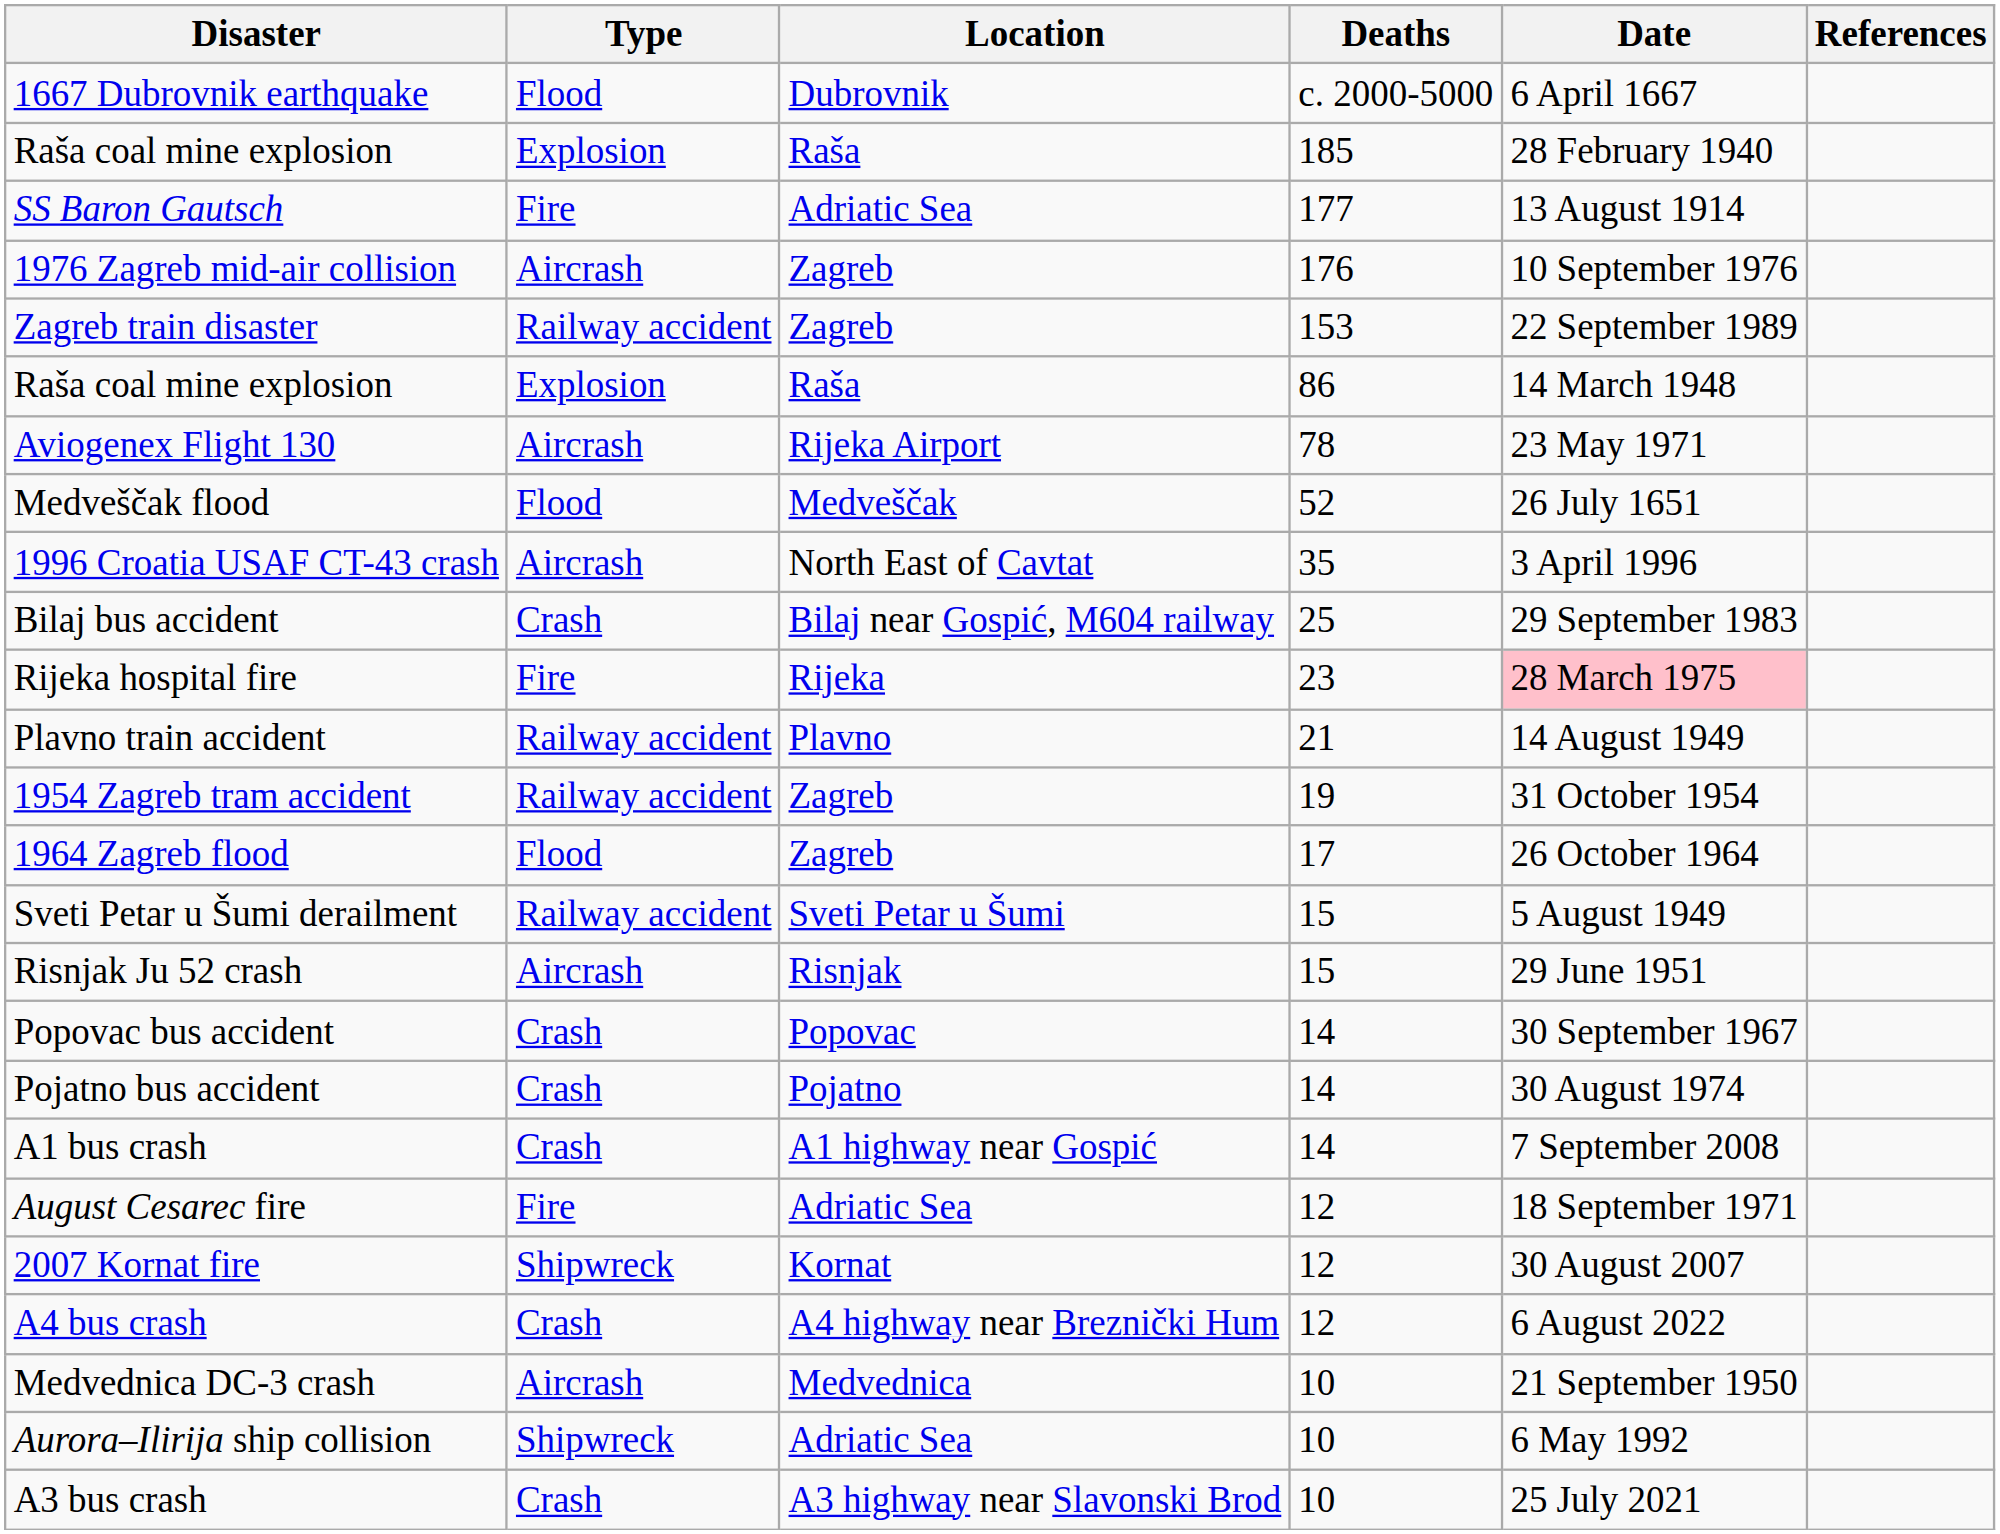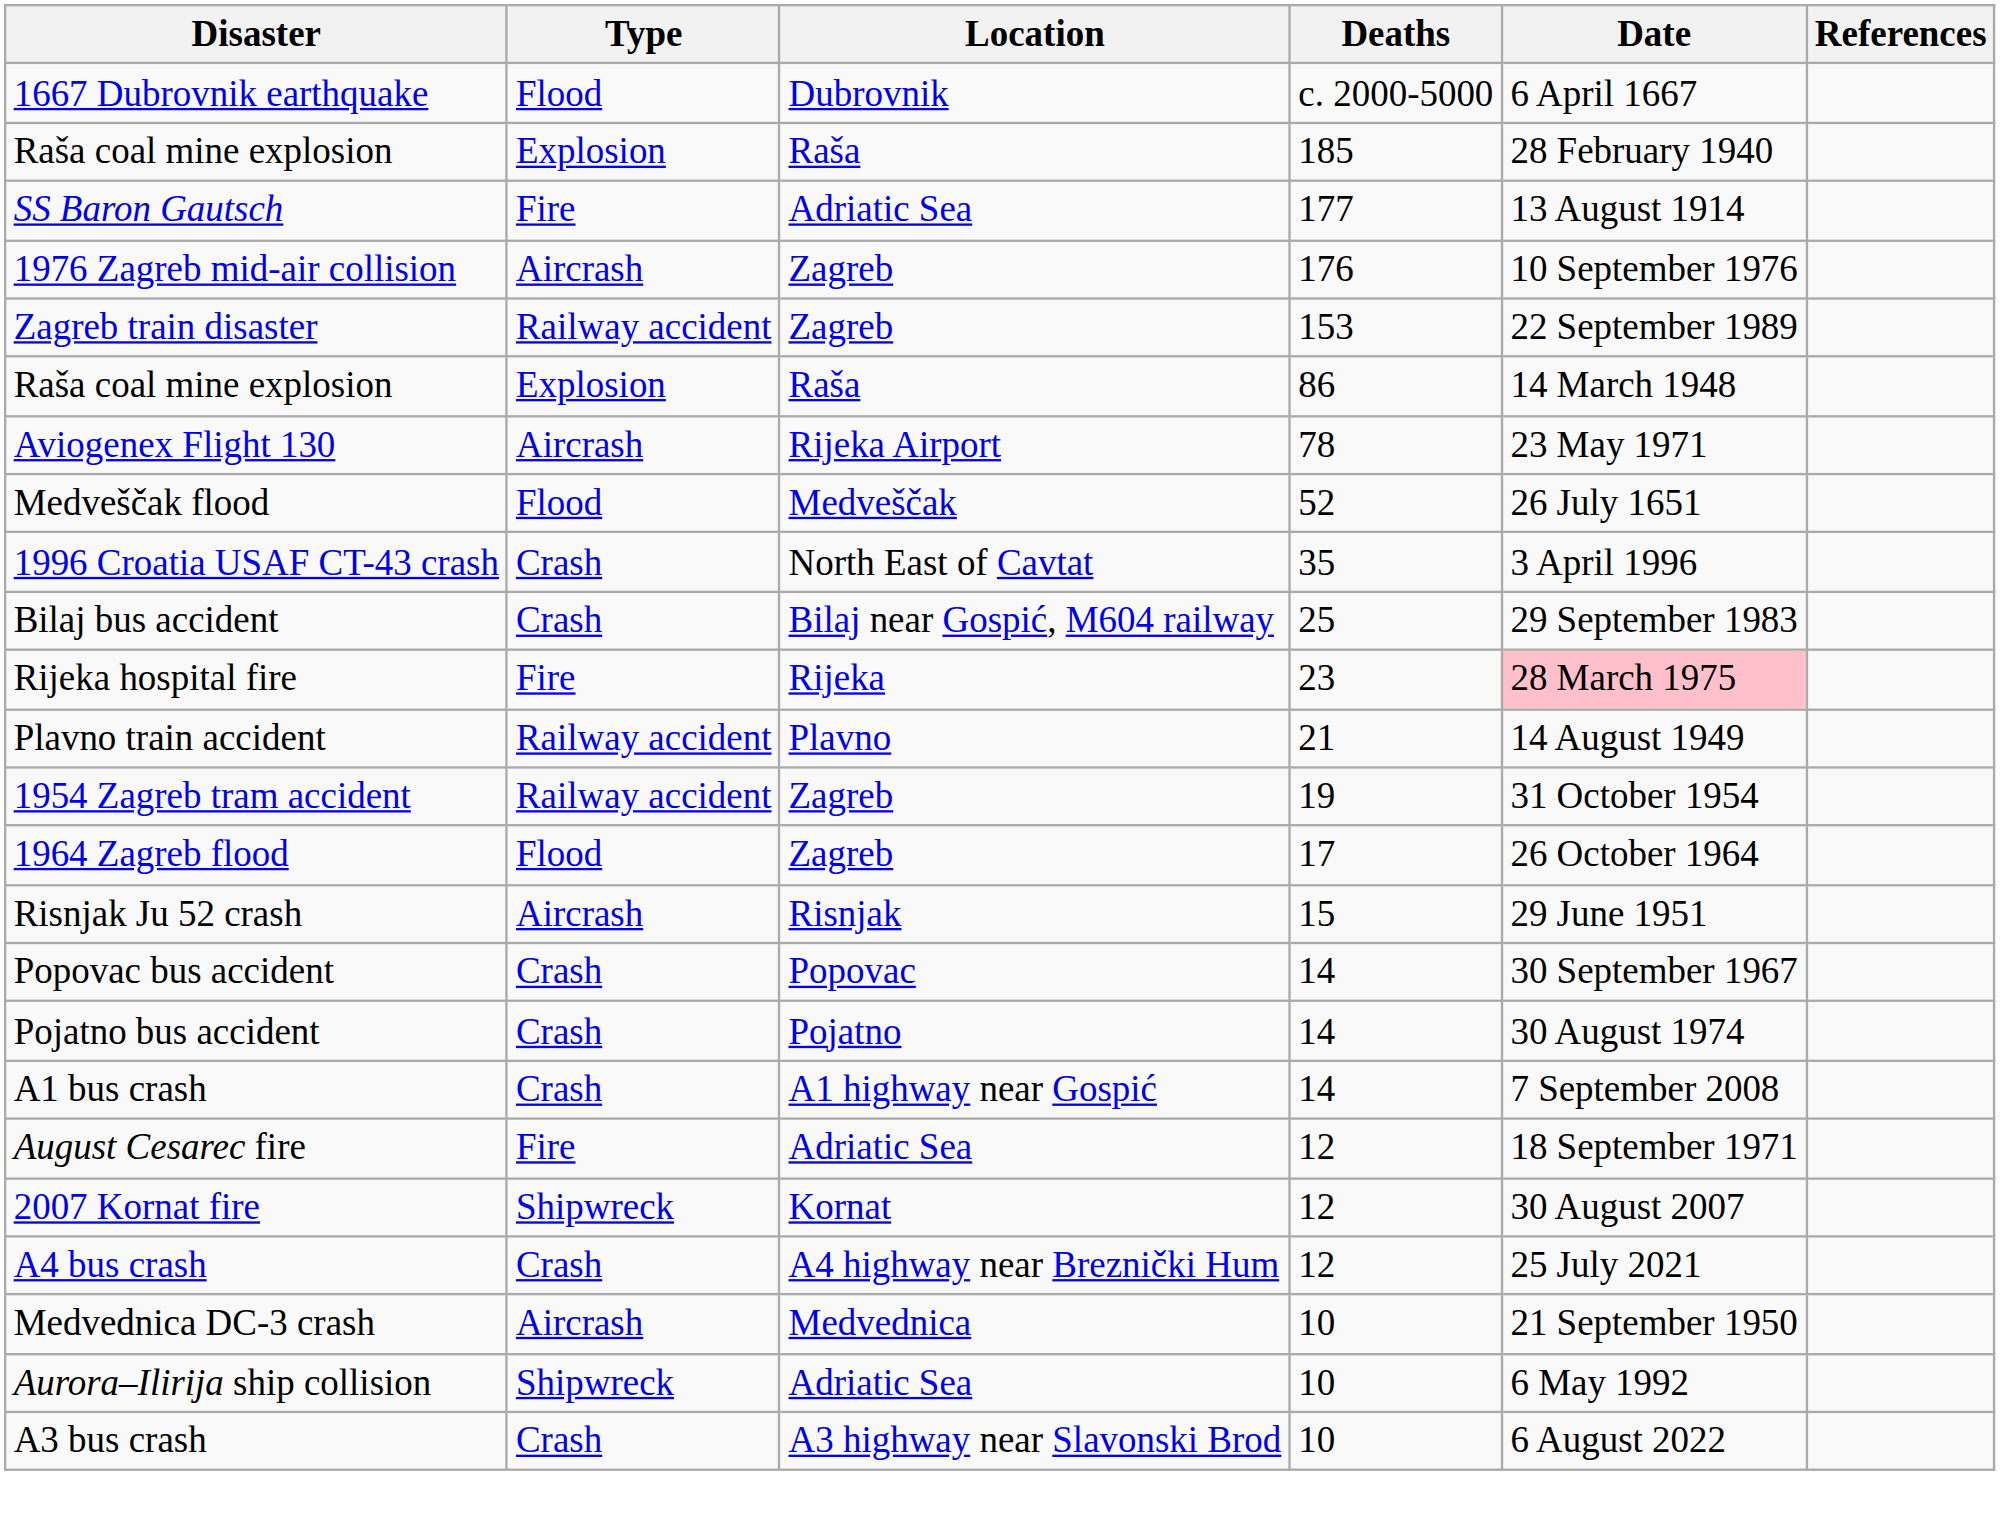(580, 561) Aircrash -> (559, 561) Crash
- row: (235, 913)
(1618, 1323) 6 August 2022 -> (1606, 1264) 25 July 2021
(1606, 1499) 25 July 2021 -> (1618, 1440) 6 August 2022
